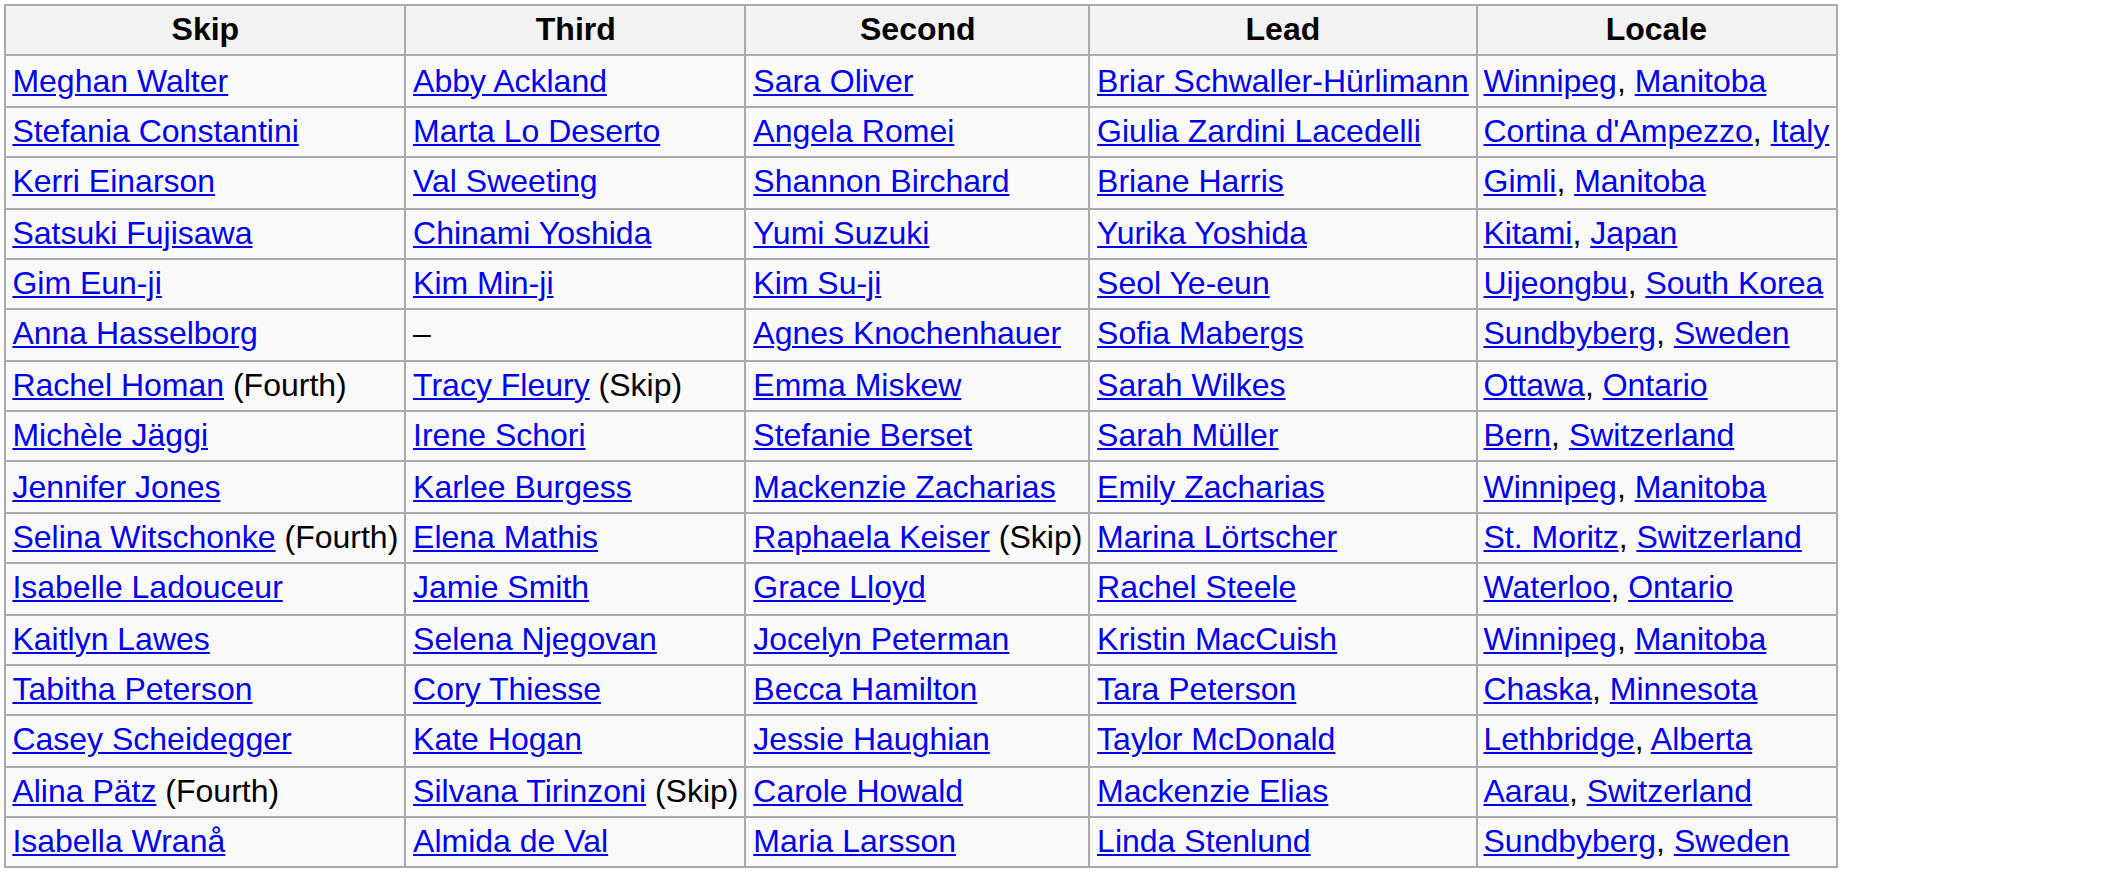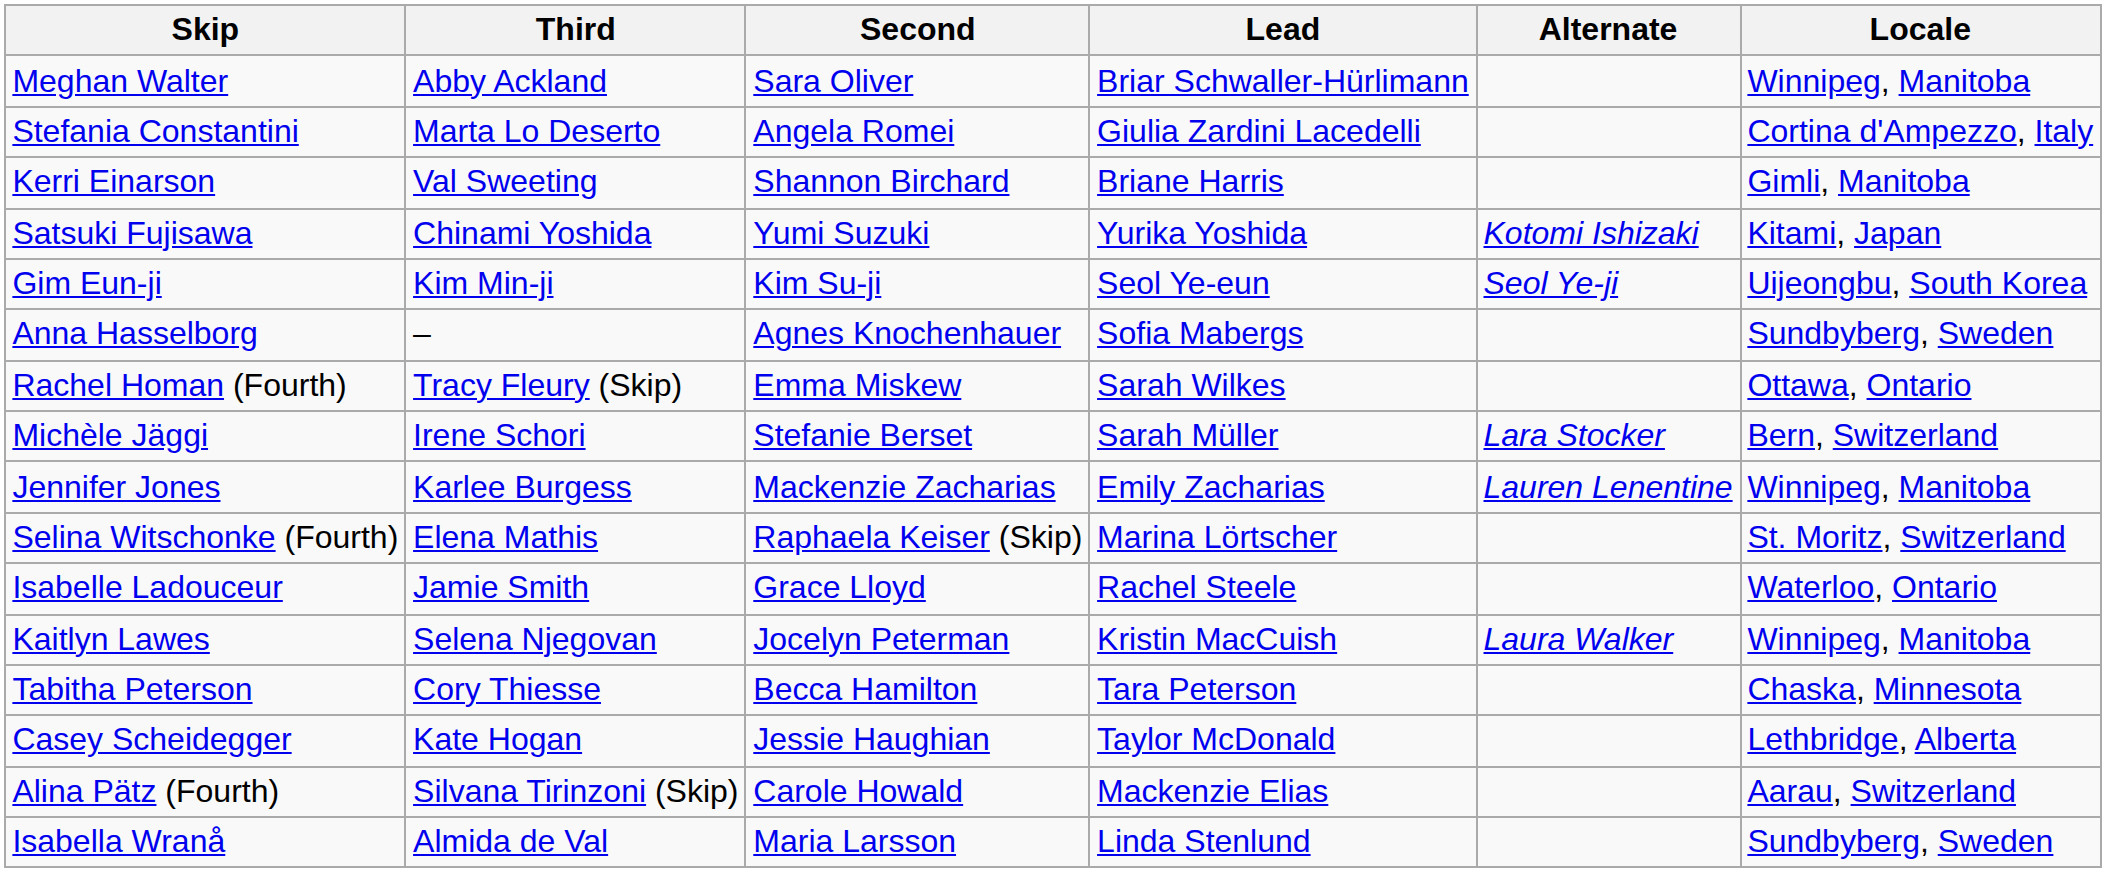+ column: (1608, 29)
